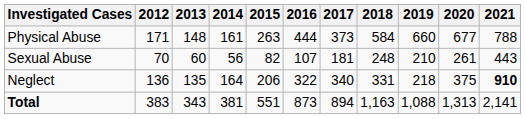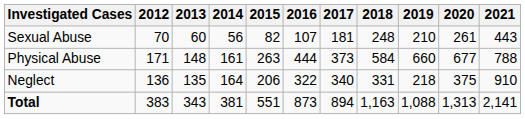rows swapped: (54, 37) <-> (50, 59)
(506, 80) bold -> (506, 80) normal
